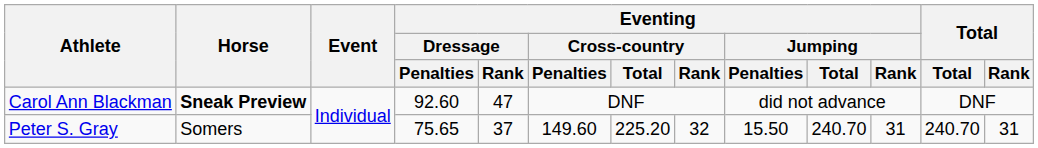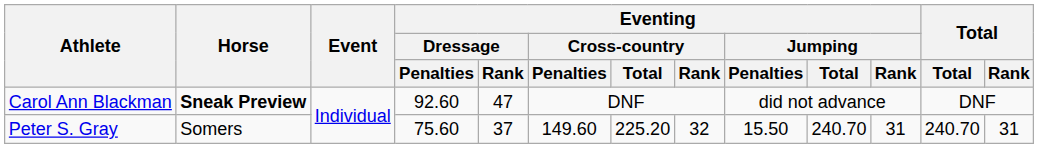(436, 130) 75.65 -> (436, 130) 75.60
